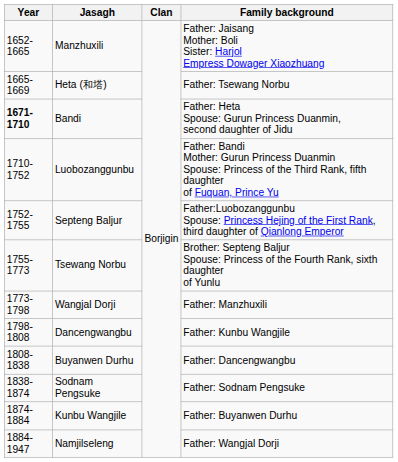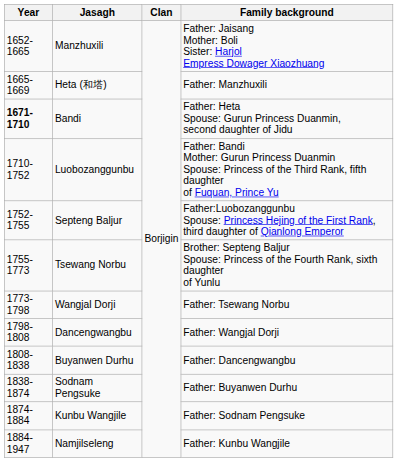(236, 85) Father: Tsewang Norbu -> (225, 85) Father: Manzhuxili
(225, 304) Father: Manzhuxili -> (236, 304) Father: Tsewang Norbu
(237, 332) Father: Kunbu Wangjile -> (231, 332) Father: Wangjal Dorji
(244, 388) Father: Sodnam Pengsuke -> (240, 388) Father: Buyanwen Durhu
(240, 415) Father: Buyanwen Durhu -> (244, 415) Father: Sodnam Pengsuke
(231, 443) Father: Wangjal Dorji -> (237, 443) Father: Kunbu Wangjile
